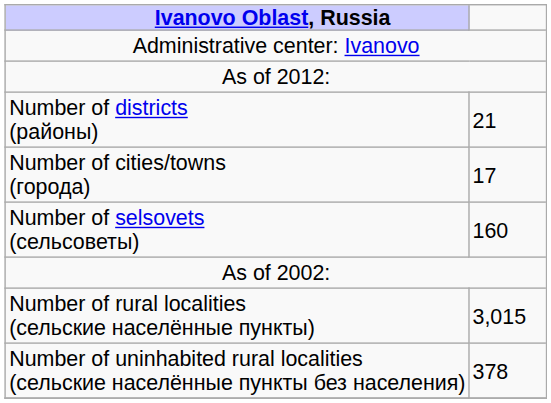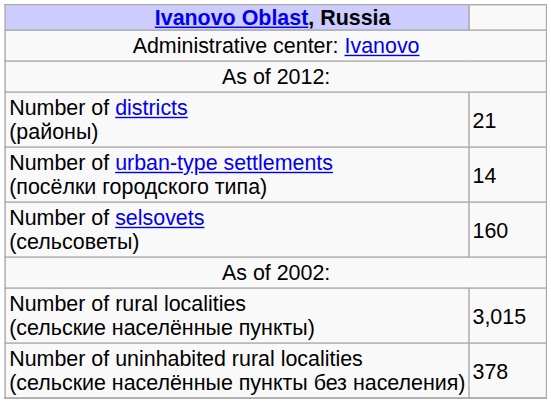- row: (118, 175)
+ row: (171, 175)
